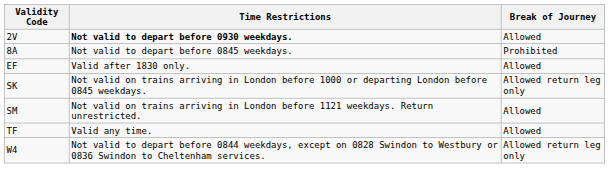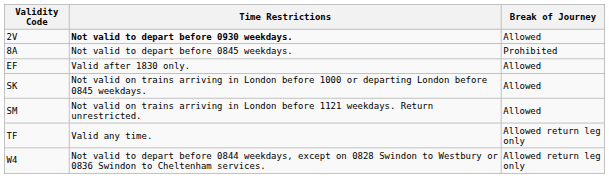(552, 86) Allowed return leg only -> (522, 86) Allowed
(522, 130) Allowed -> (552, 136) Allowed return leg only
